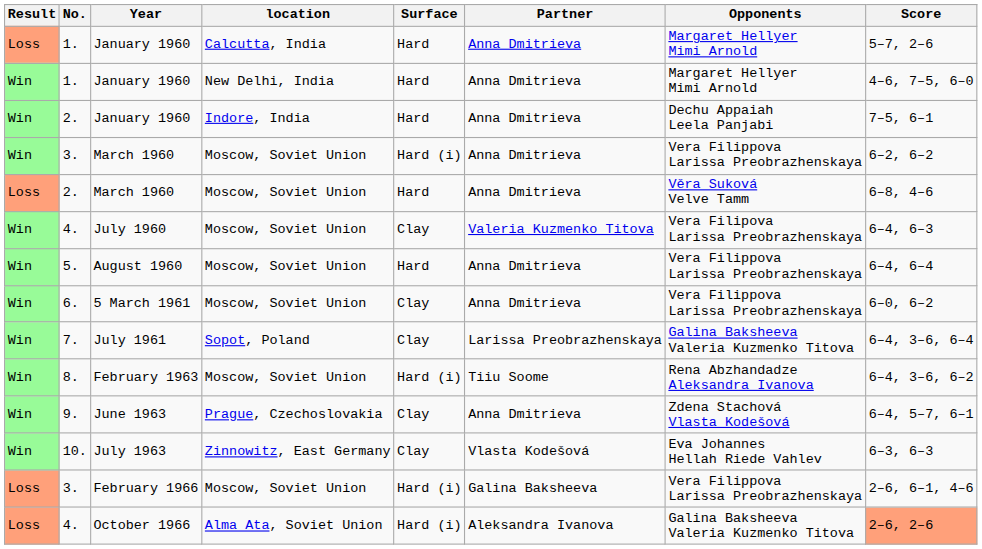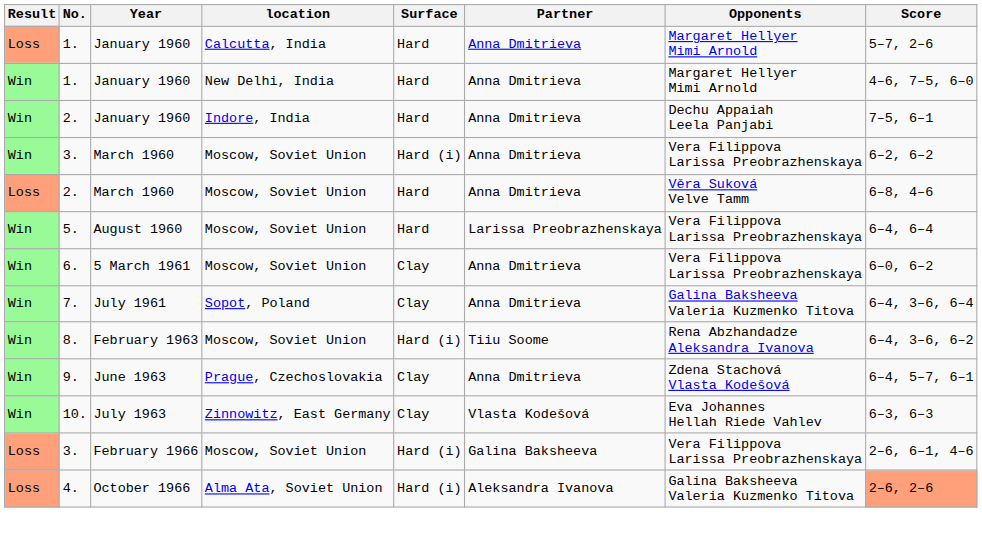- row: (71, 230)
(525, 267) Anna Dmitrieva -> (565, 230) Larissa Preobrazhenskaya
(565, 341) Larissa Preobrazhenskaya -> (525, 304) Anna Dmitrieva
